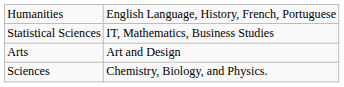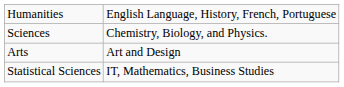rows swapped: (28, 71) <-> (54, 33)
